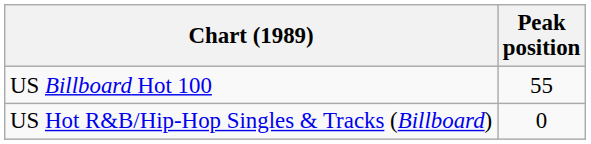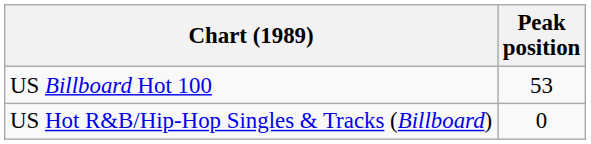(542, 84) 55 -> (542, 84) 53
